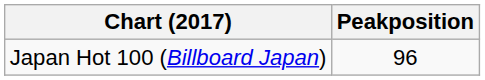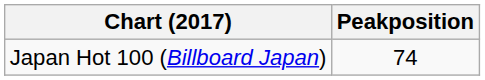(405, 57) 96 -> (405, 57) 74
